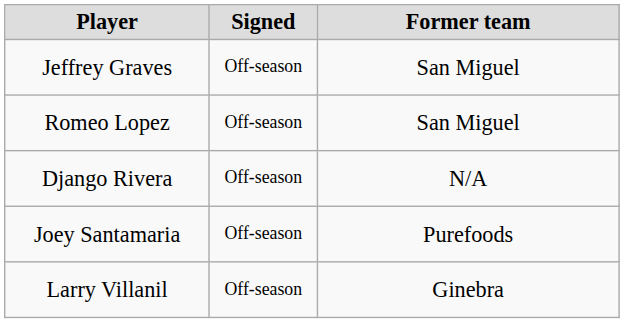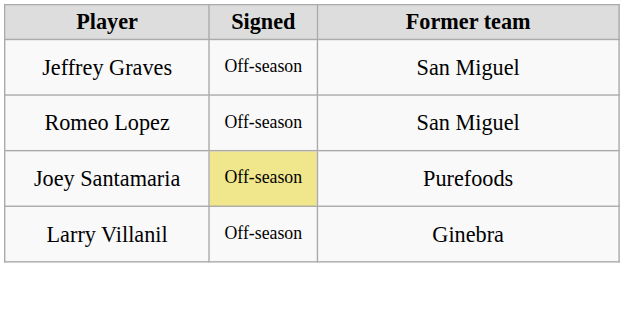- row: (107, 178)
(263, 234) no background -> (263, 178) khaki background
